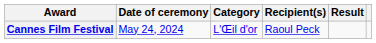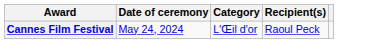- column: (347, 13)
